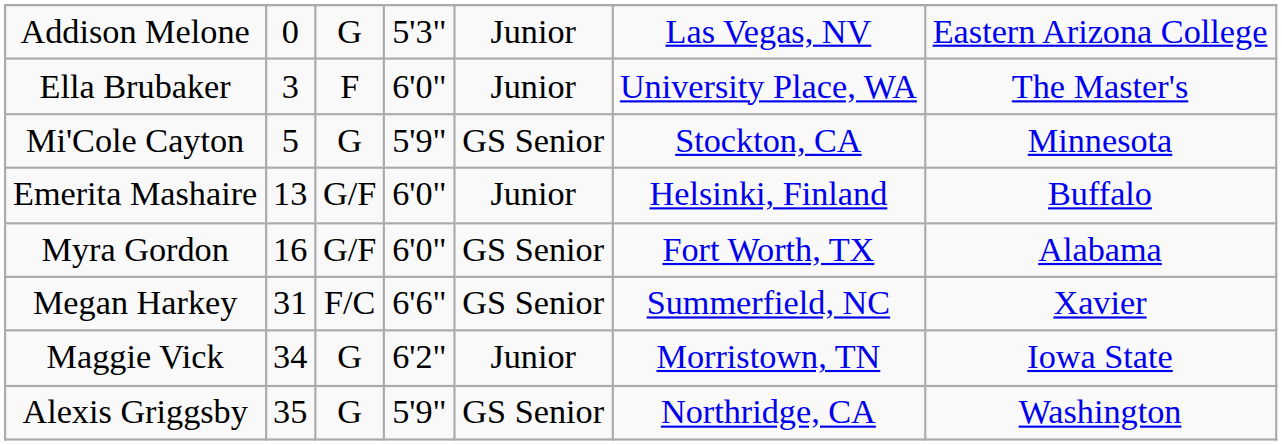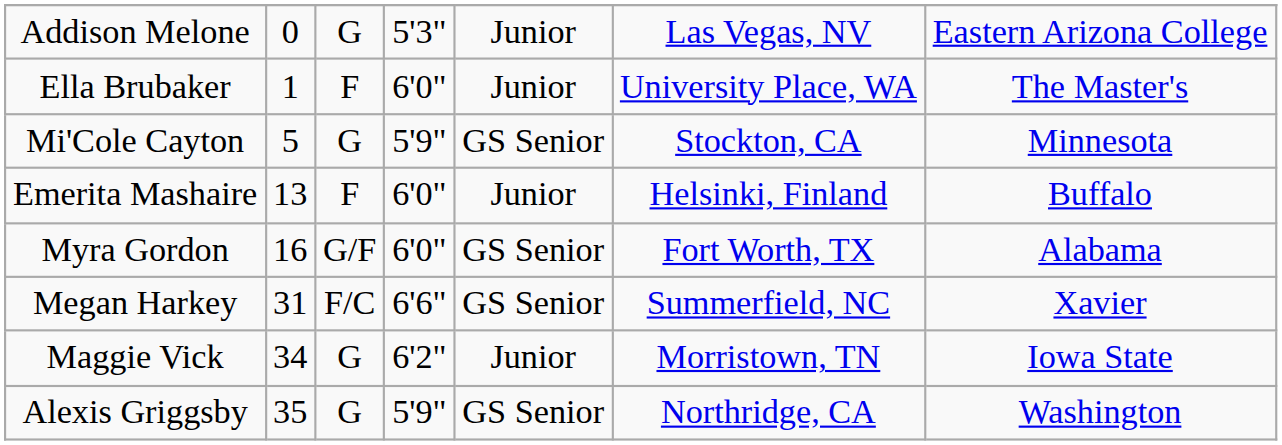(290, 85) 3 -> (290, 85) 1
(350, 194) G/F -> (350, 194) F
